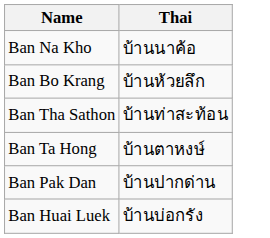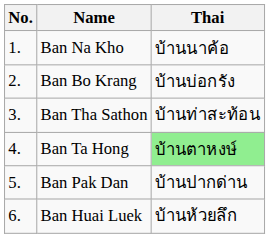+ column: (21, 17)
(164, 81) บ้านห้วยลึก -> (195, 81) บ้านบ่อกรัง
(164, 149) no background -> (196, 149) lightgreen background
(163, 216) บ้านบ่อกรัง -> (196, 216) บ้านห้วยลึก
